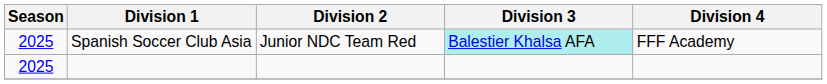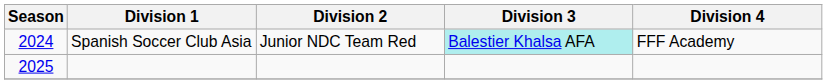(36, 41) 2025 -> (36, 41) 2024
